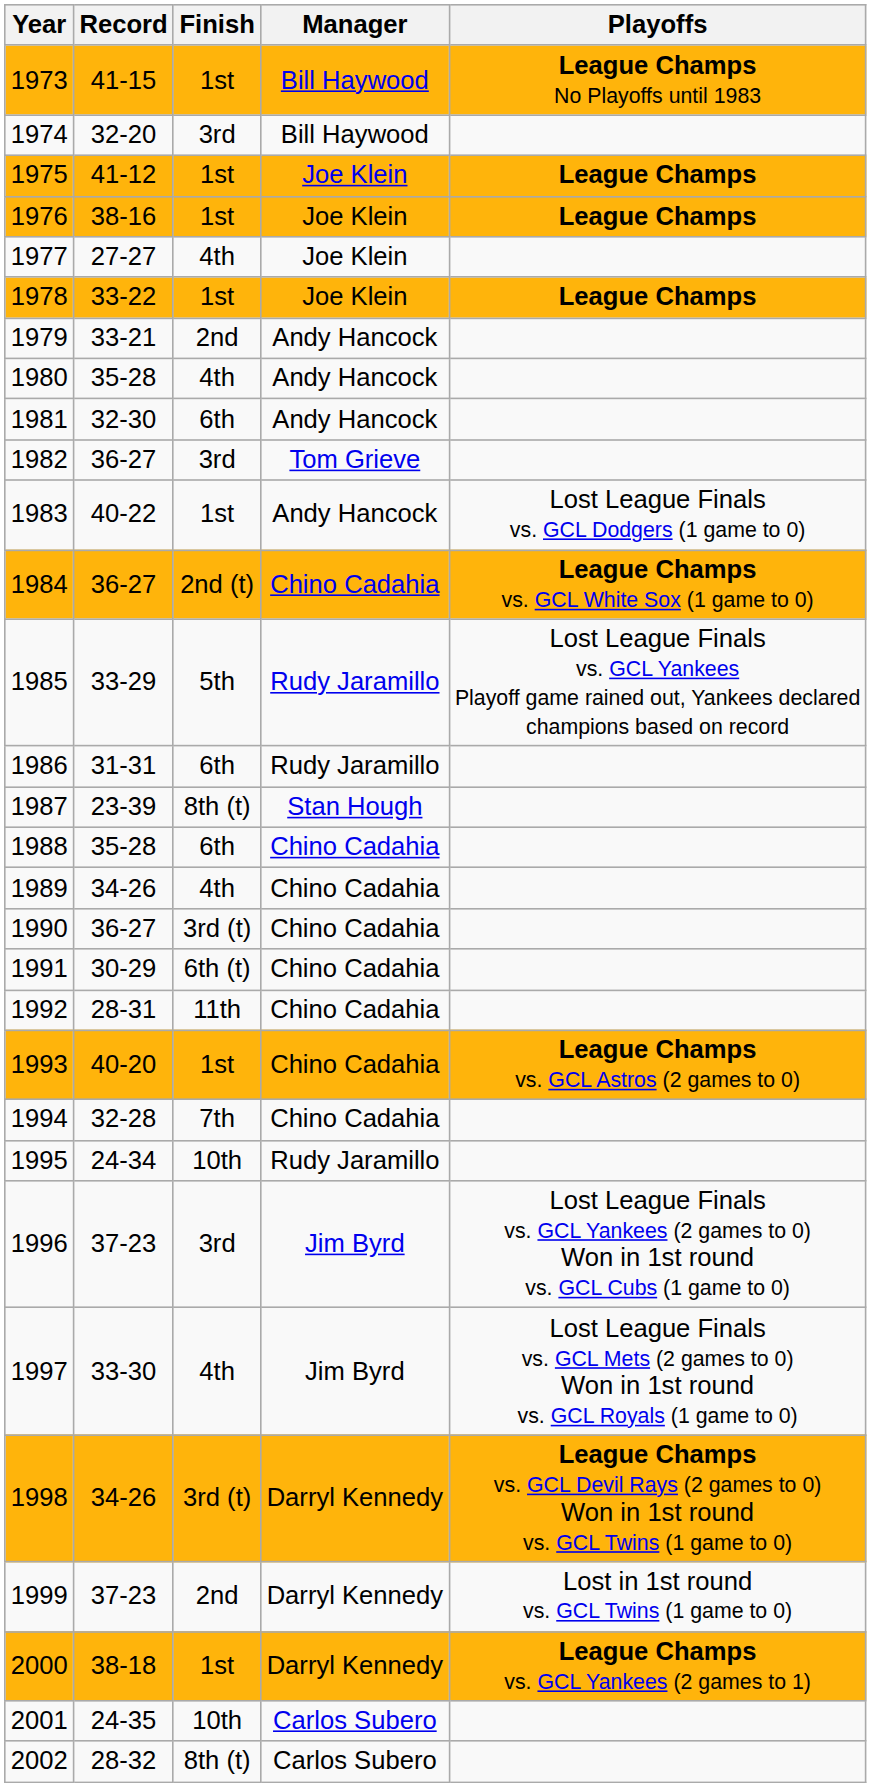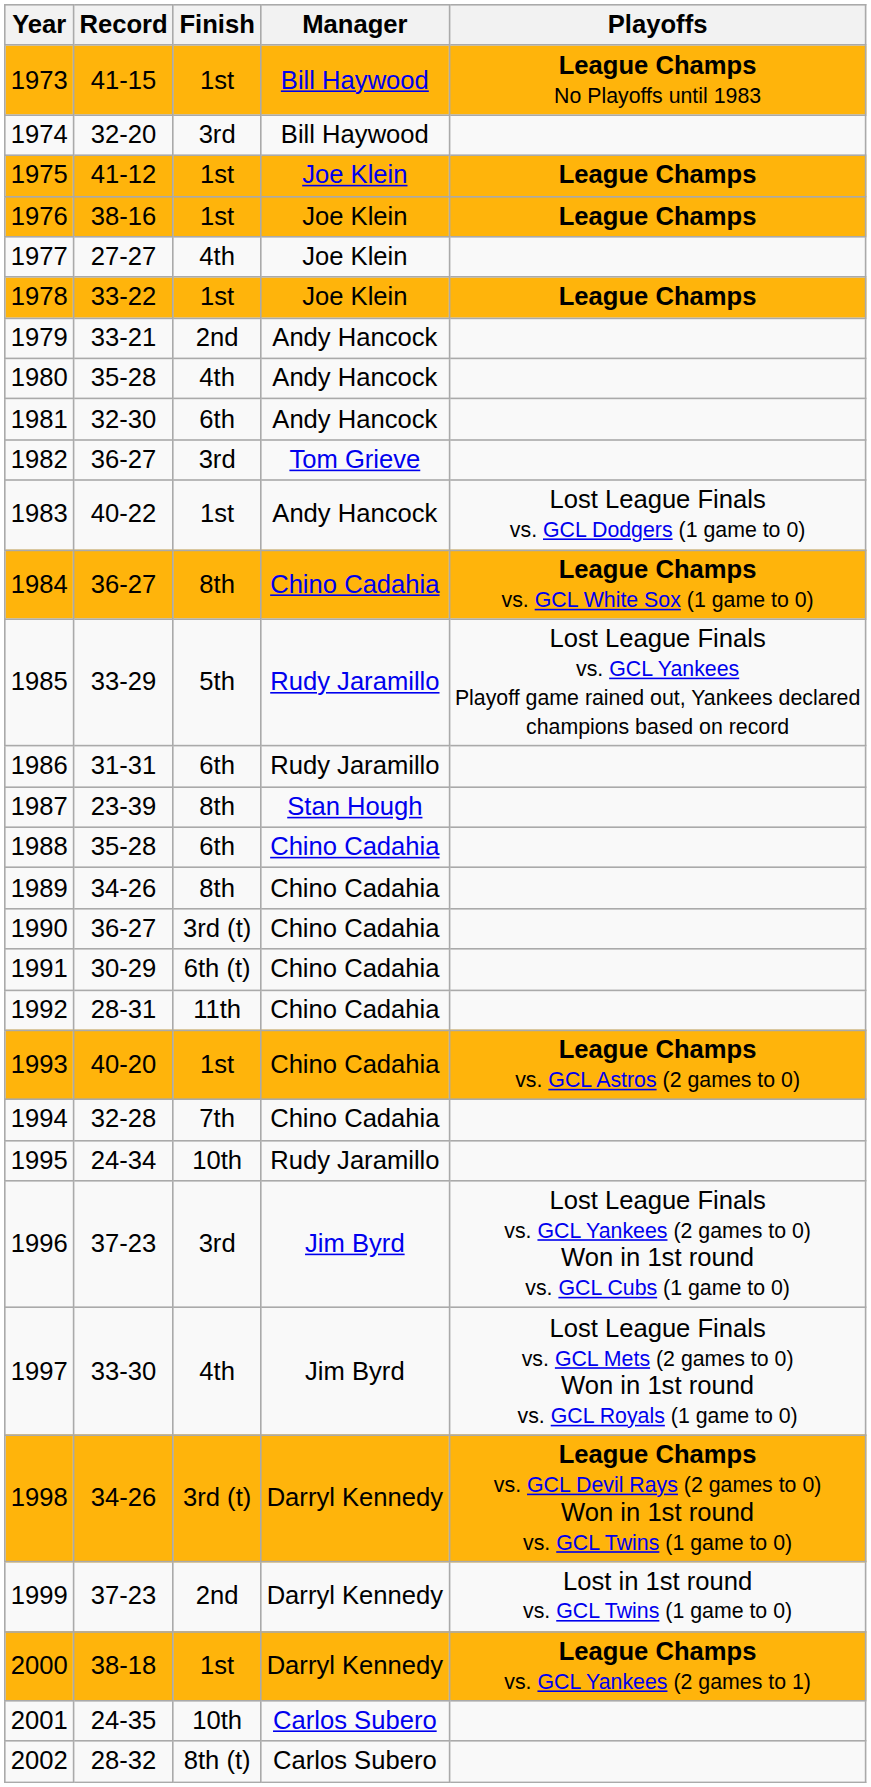(217, 584) 2nd (t) -> (217, 584) 8th
(217, 806) 8th (t) -> (217, 806) 8th
(217, 887) 4th -> (217, 887) 8th
